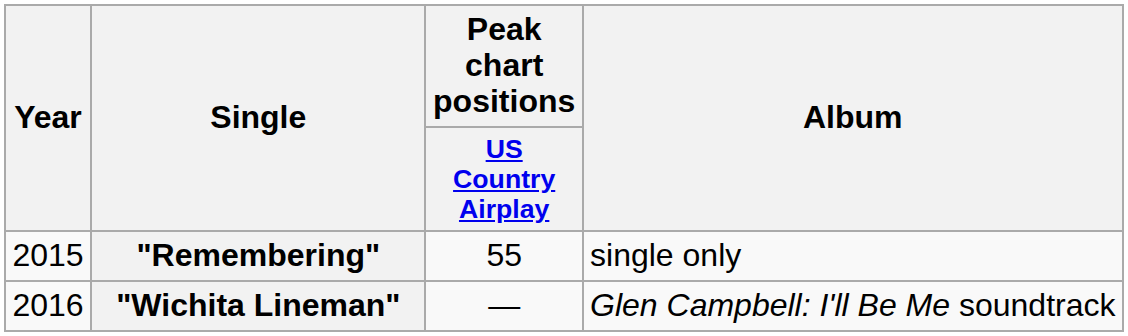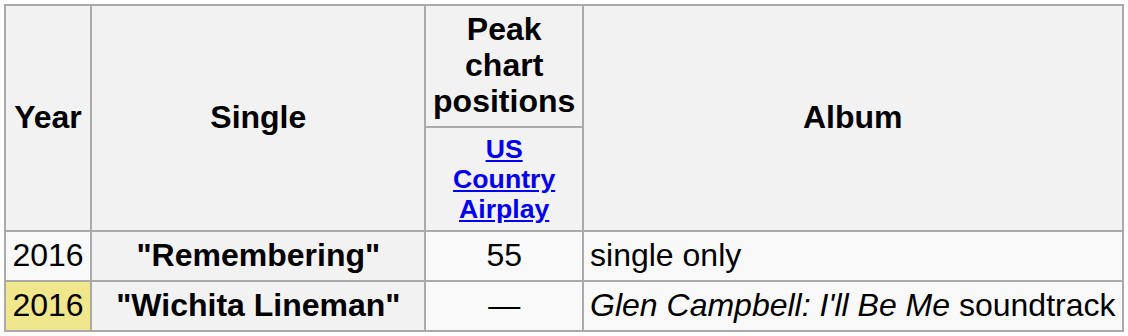(48, 255) 2015 -> (48, 255) 2016
(48, 306) no background -> (48, 306) khaki background
